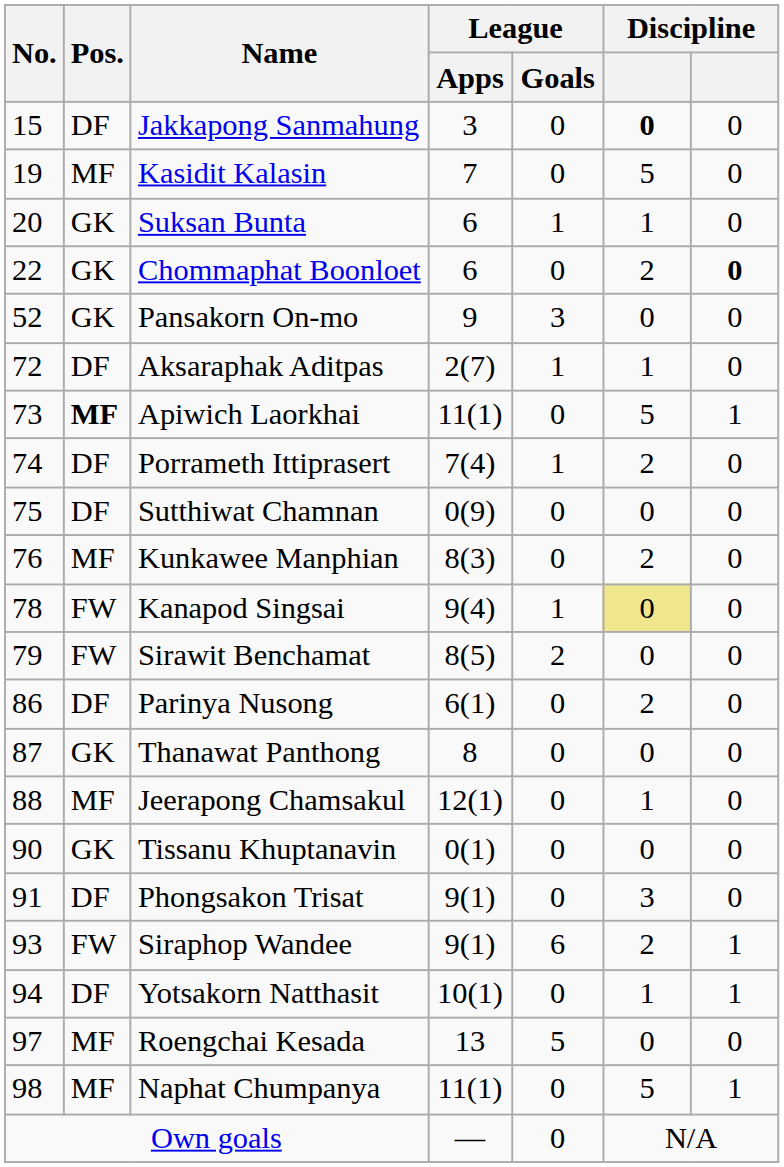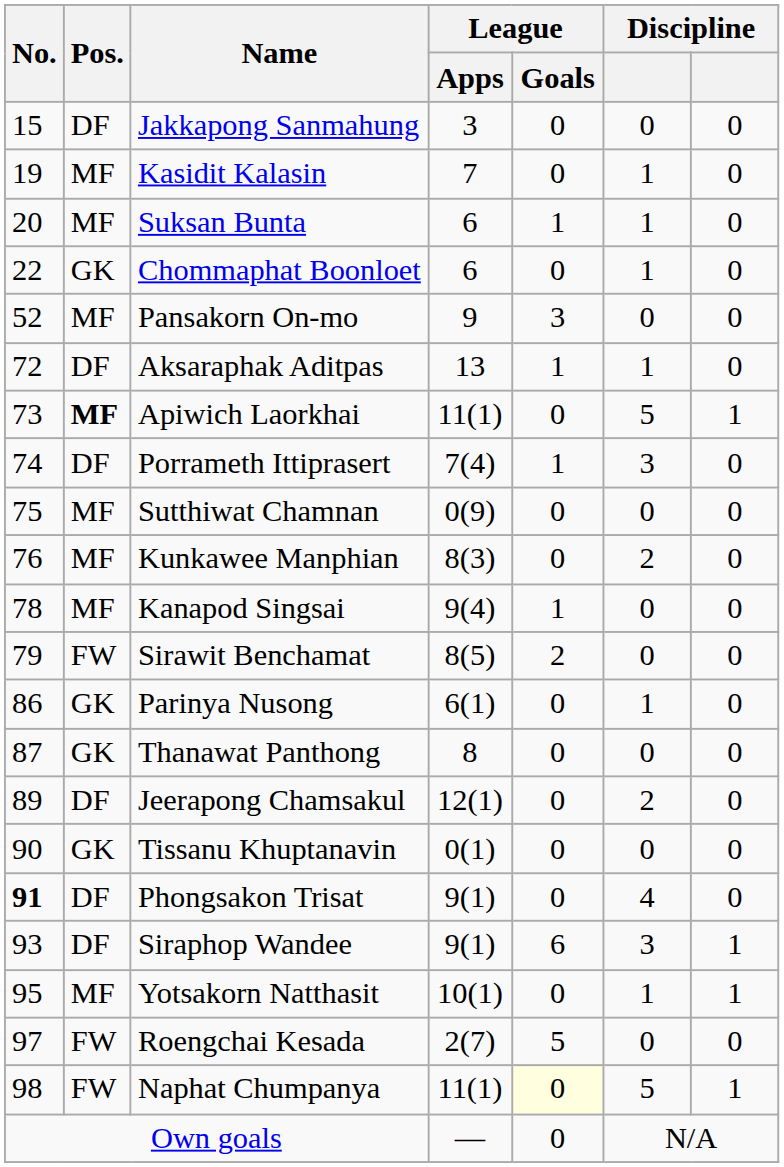(647, 125) bold -> (647, 125) normal
(647, 173) 5 -> (647, 173) 1
(93, 221) GK -> (93, 221) MF
(647, 269) 2 -> (647, 269) 1
(735, 269) bold -> (735, 269) normal
(93, 317) GK -> (93, 317) MF
(470, 366) 2(7) -> (470, 366) 13
(647, 462) 2 -> (647, 462) 3
(90, 510) DF -> (93, 510) MF
(94, 607) FW -> (93, 607) MF
(647, 607) khaki background -> (647, 607) no background
(90, 703) DF -> (93, 703) GK
(647, 703) 2 -> (647, 703) 1
(27, 800) 88 -> (27, 800) 89
(93, 800) MF -> (90, 800) DF
(647, 800) 1 -> (647, 800) 2
(27, 896) normal -> (27, 896) bold
(647, 896) 3 -> (647, 896) 4
(94, 944) FW -> (90, 944) DF
(647, 944) 2 -> (647, 944) 3
(27, 992) 94 -> (27, 992) 95
(90, 992) DF -> (93, 992) MF
(93, 1041) MF -> (94, 1041) FW
(470, 1041) 13 -> (470, 1041) 2(7)
(93, 1089) MF -> (94, 1089) FW
(558, 1089) no background -> (558, 1089) lightyellow background
